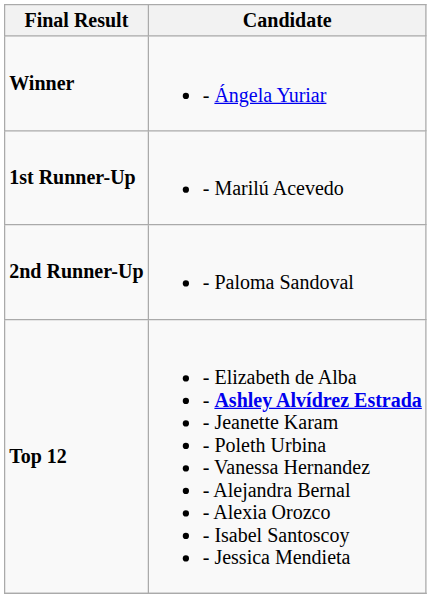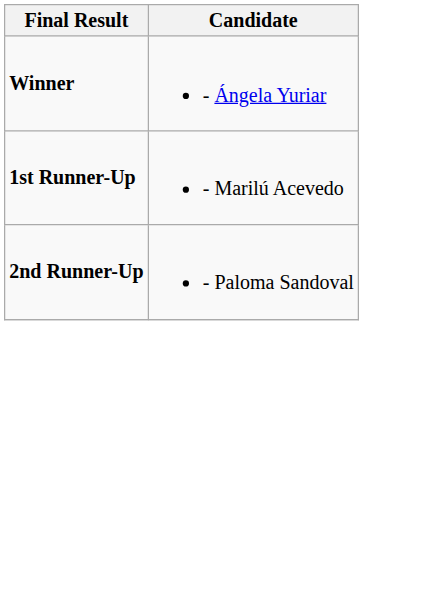- row: (38, 455)
